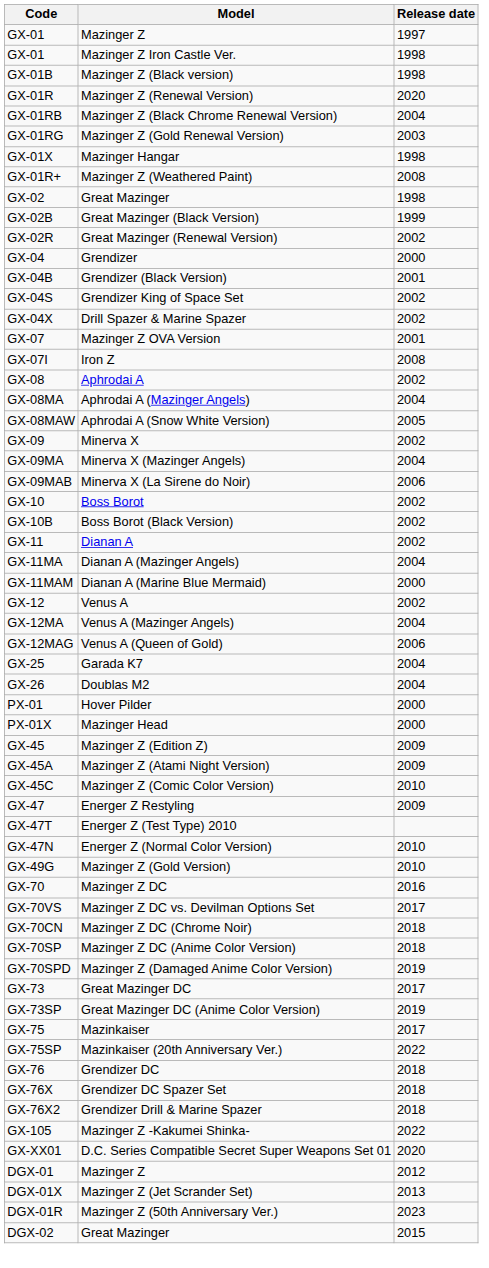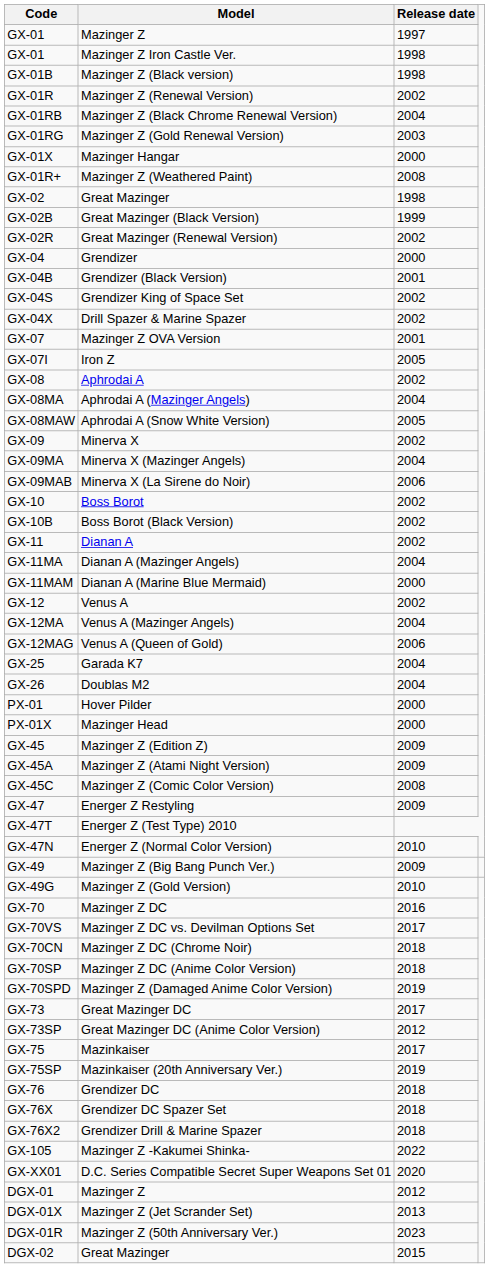(411, 95) 2020 -> (411, 95) 2002
(411, 156) 1998 -> (411, 156) 2000
(411, 359) 2008 -> (411, 359) 2005
(411, 786) 2010 -> (411, 786) 2008
+ row: (26, 867)
(411, 1009) 2019 -> (411, 1029) 2012
(411, 1049) 2022 -> (411, 1070) 2019
